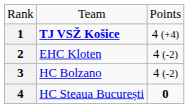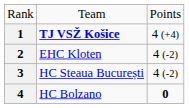(70, 73) HC Bolzano -> (92, 73) HC Steaua București
(92, 93) HC Steaua București -> (70, 93) HC Bolzano
